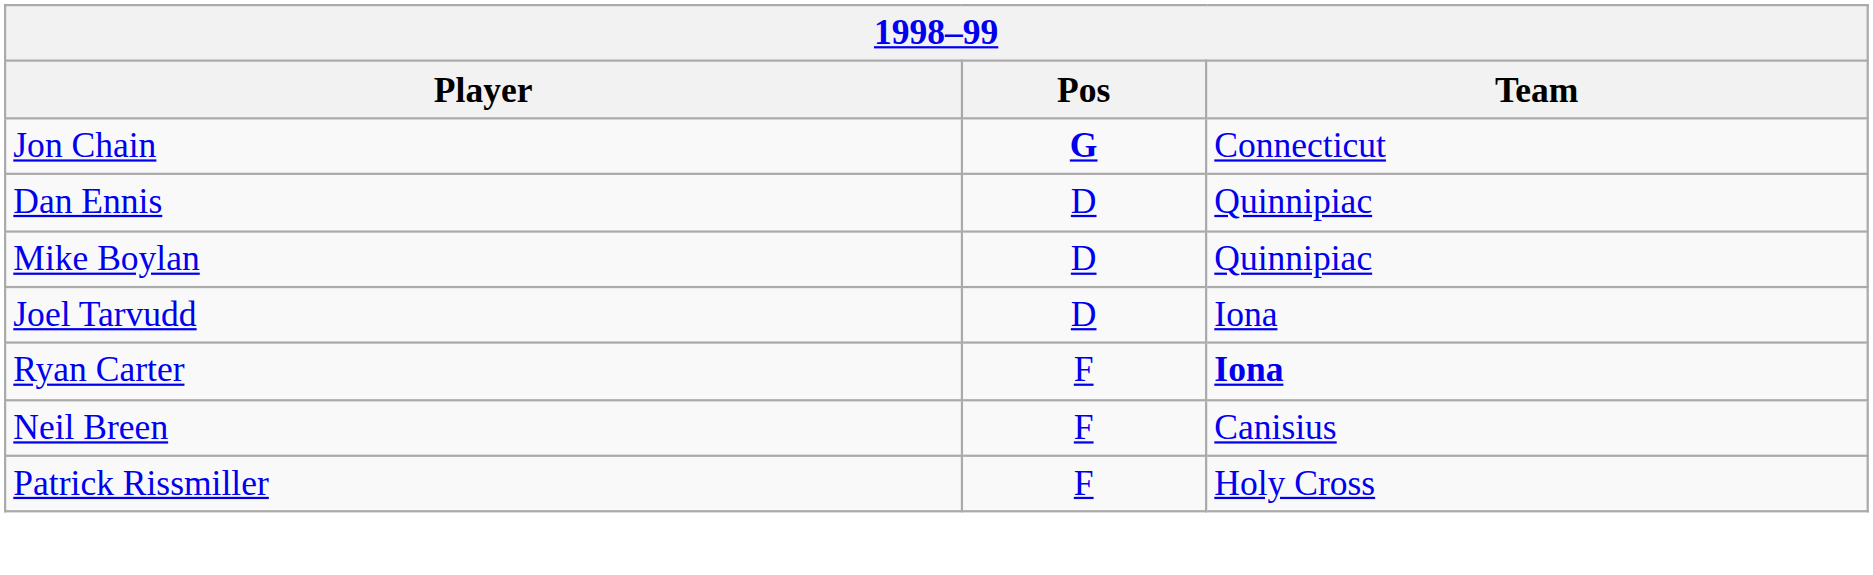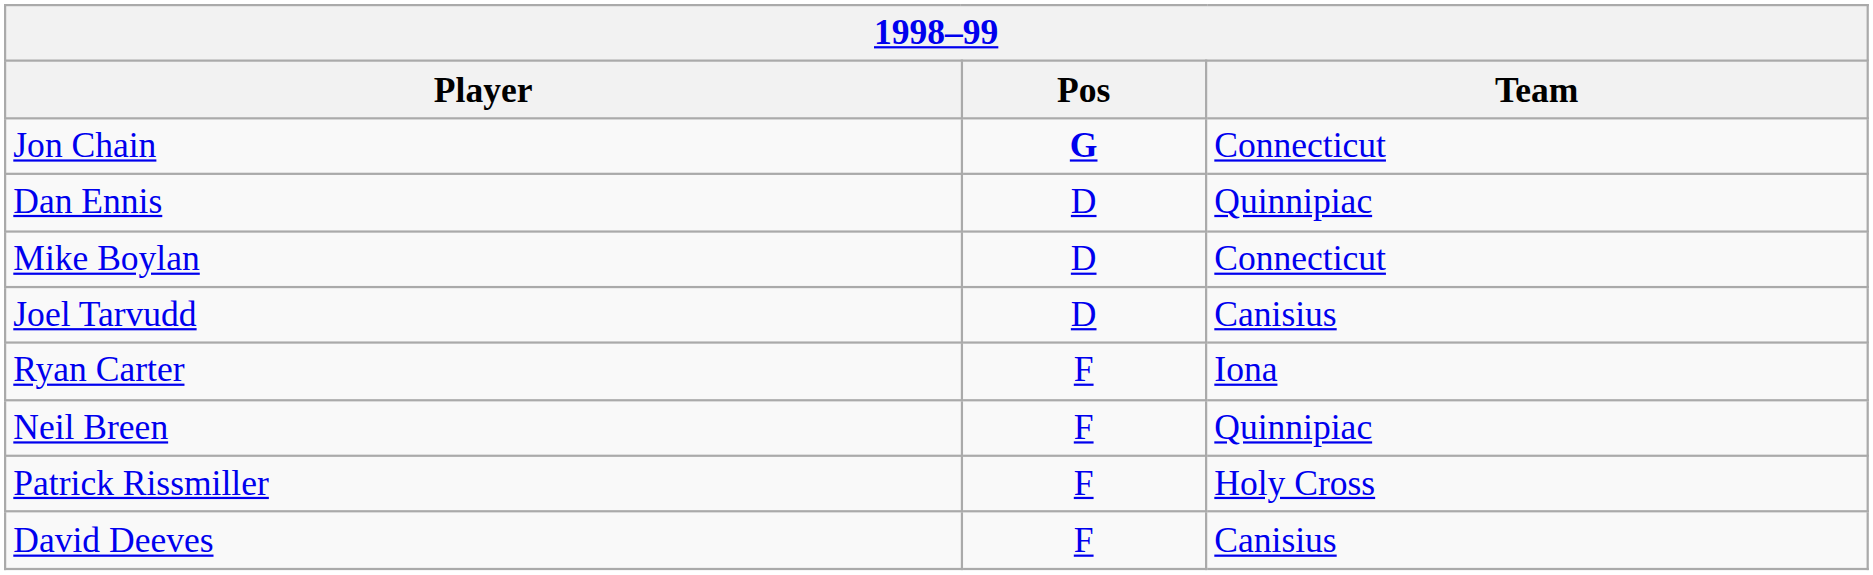(1293, 257) Quinnipiac -> (1300, 257) Connecticut
(1246, 314) Iona -> (1276, 314) Canisius
(1249, 370) bold -> (1246, 370) normal
(1276, 426) Canisius -> (1293, 426) Quinnipiac
+ row: (113, 539)
